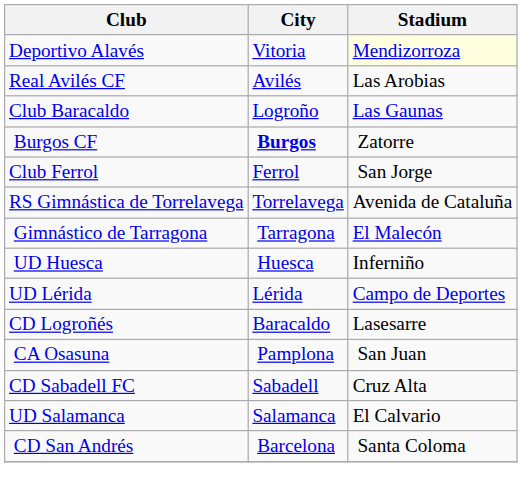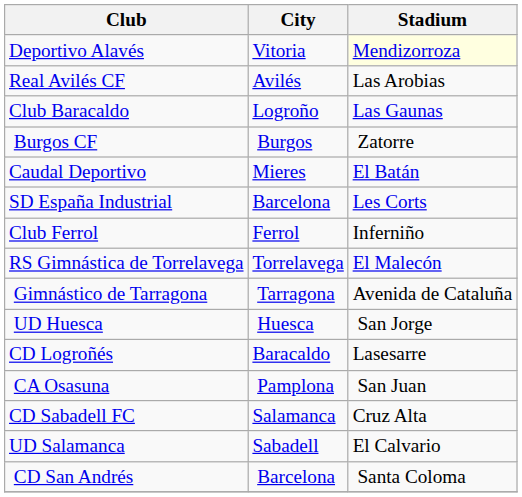(284, 141) bold -> (282, 141) normal
+ row: (78, 171)
+ row: (91, 202)
(392, 171) San Jorge -> (388, 232) Inferniño
(432, 202) Avenida de Cataluña -> (397, 263) El Malecón
(397, 232) El Malecón -> (432, 293) Avenida de Cataluña
(388, 263) Inferniño -> (392, 324) San Jorge
- row: (50, 293)
(285, 385) Sabadell -> (294, 415) Salamanca
(294, 415) Salamanca -> (285, 446) Sabadell
